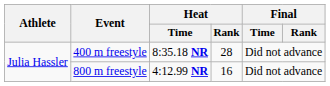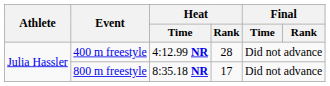(180, 52) 8:35.18 NR -> (180, 52) 4:12.99 NR
(180, 72) 4:12.99 NR -> (180, 72) 8:35.18 NR
(227, 72) 16 -> (227, 72) 17
